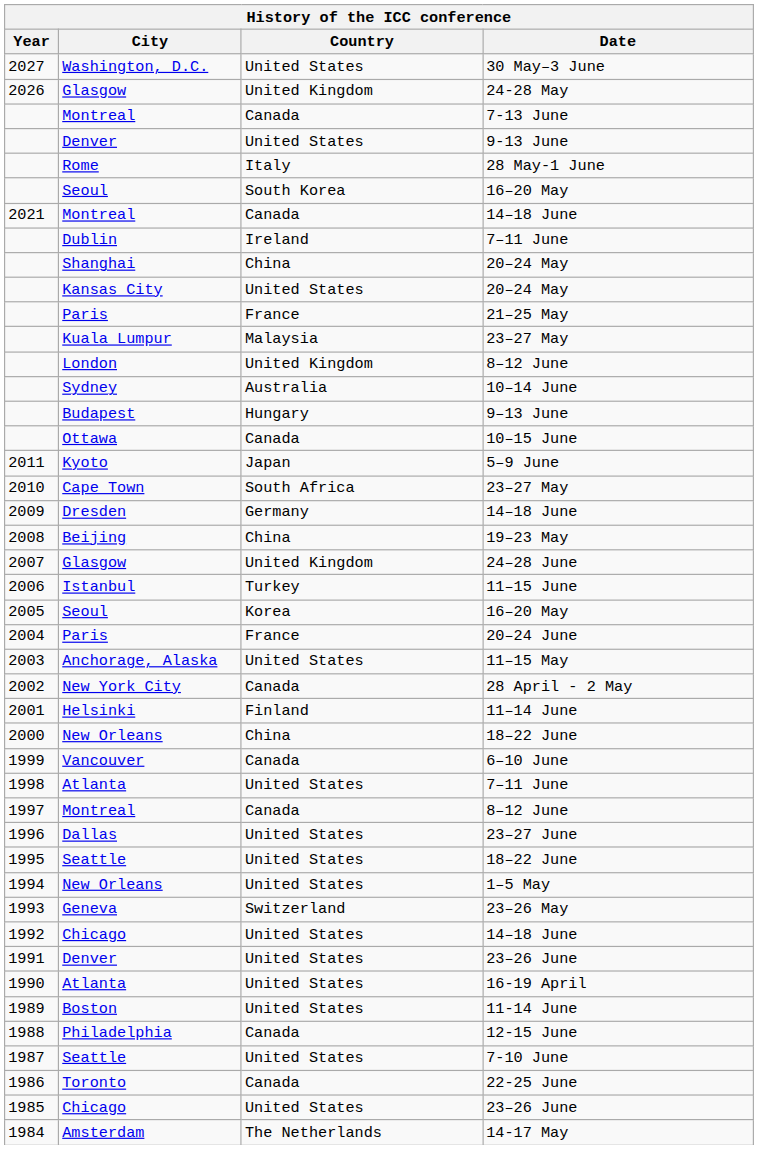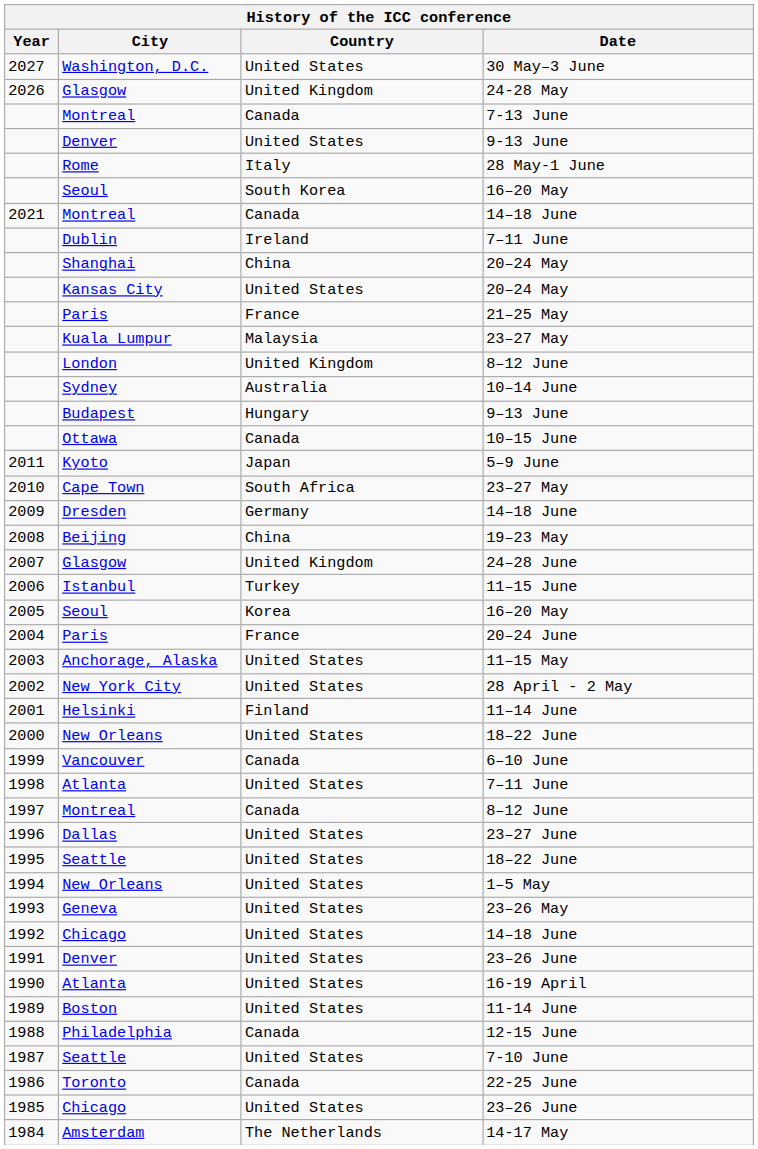(272, 686) Canada -> (304, 686) United States
(268, 736) China -> (304, 736) United States
(295, 909) Switzerland -> (304, 909) United States
